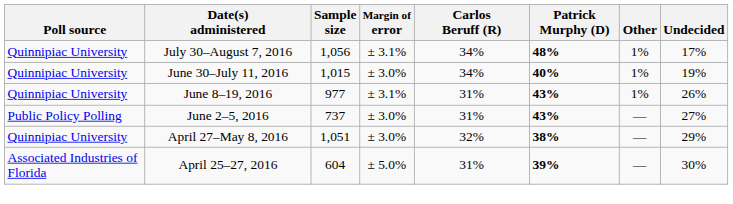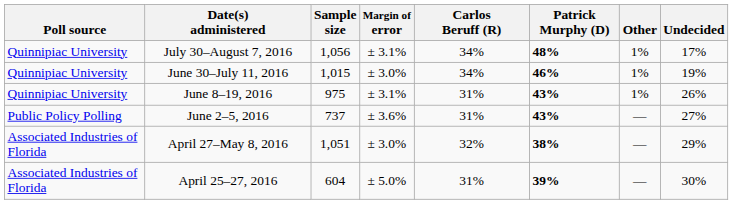(546, 72) 40% -> (546, 72) 46%
(335, 94) 977 -> (335, 94) 975
(387, 115) ± 3.0% -> (387, 115) ± 3.6%
(67, 136) Quinnipiac University -> (72, 144) Associated Industries of Florida
